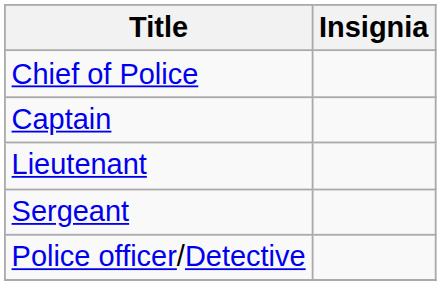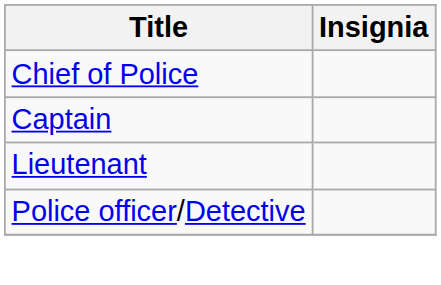- row: (70, 211)
